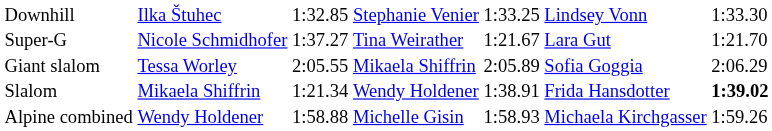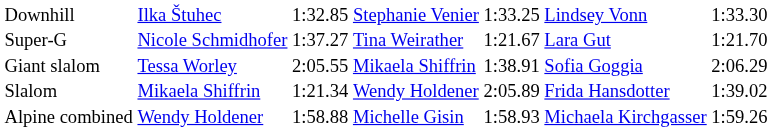(512, 65) 2:05.89 -> (512, 65) 1:38.91
(512, 91) 1:38.91 -> (512, 91) 2:05.89
(740, 91) bold -> (739, 91) normal
